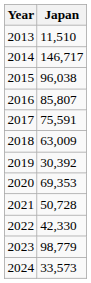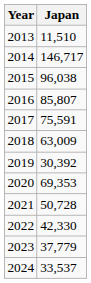(58, 246) 98,779 -> (58, 246) 37,779
(58, 267) 33,573 -> (58, 267) 33,537
